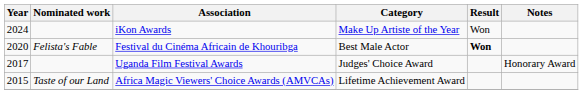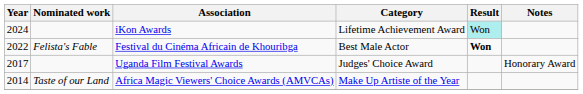(399, 30) Make Up Artiste of the Year -> (402, 30) Lifetime Achievement Award
(480, 30) no background -> (480, 30) paleturquoise background
(18, 47) 2020 -> (18, 47) 2022
(18, 81) 2015 -> (18, 81) 2014
(402, 81) Lifetime Achievement Award -> (399, 81) Make Up Artiste of the Year
